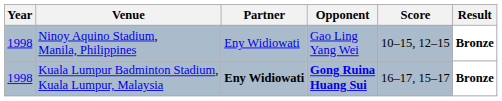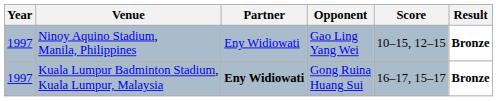(20, 43) 1998 -> (20, 43) 1997
(20, 78) 1998 -> (20, 78) 1997
(343, 78) bold -> (341, 78) normal
